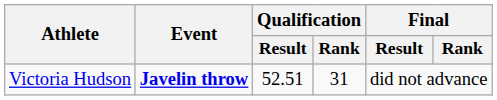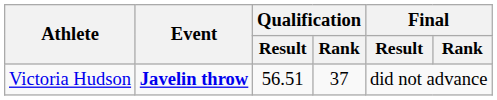(283, 79) 52.51 -> (283, 79) 56.51
(339, 79) 31 -> (339, 79) 37
